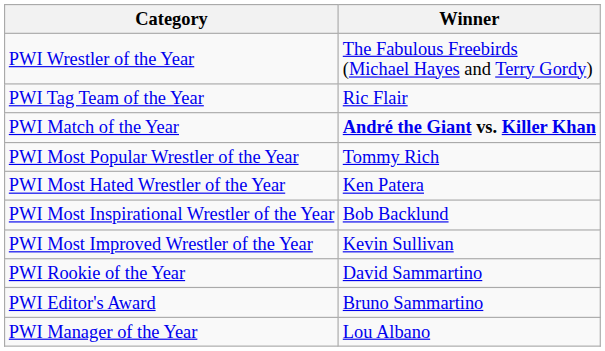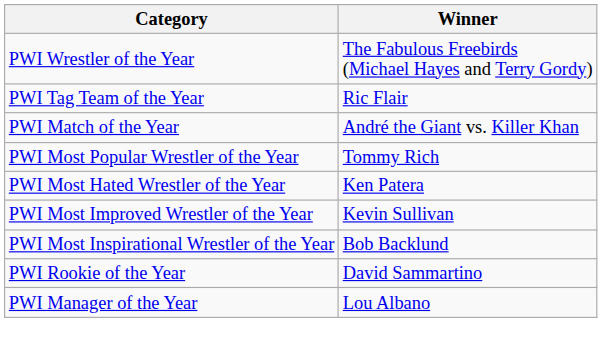(469, 127) bold -> (461, 127) normal
rows swapped: (161, 244) <-> (172, 214)
- row: (82, 302)
